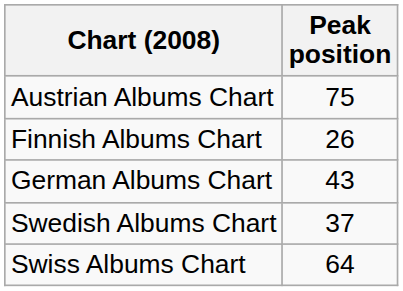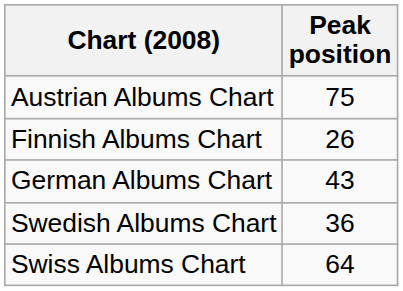(340, 222) 37 -> (340, 222) 36
